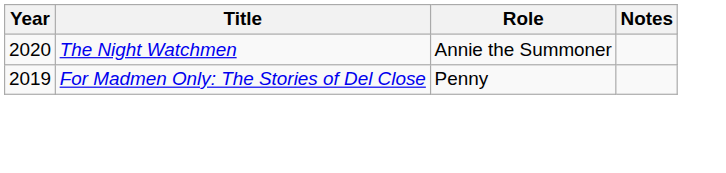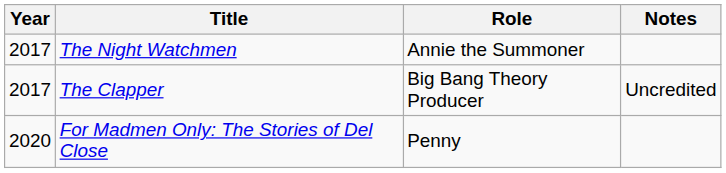(30, 49) 2020 -> (30, 49) 2017
+ row: (112, 89)
(30, 79) 2019 -> (30, 141) 2020
